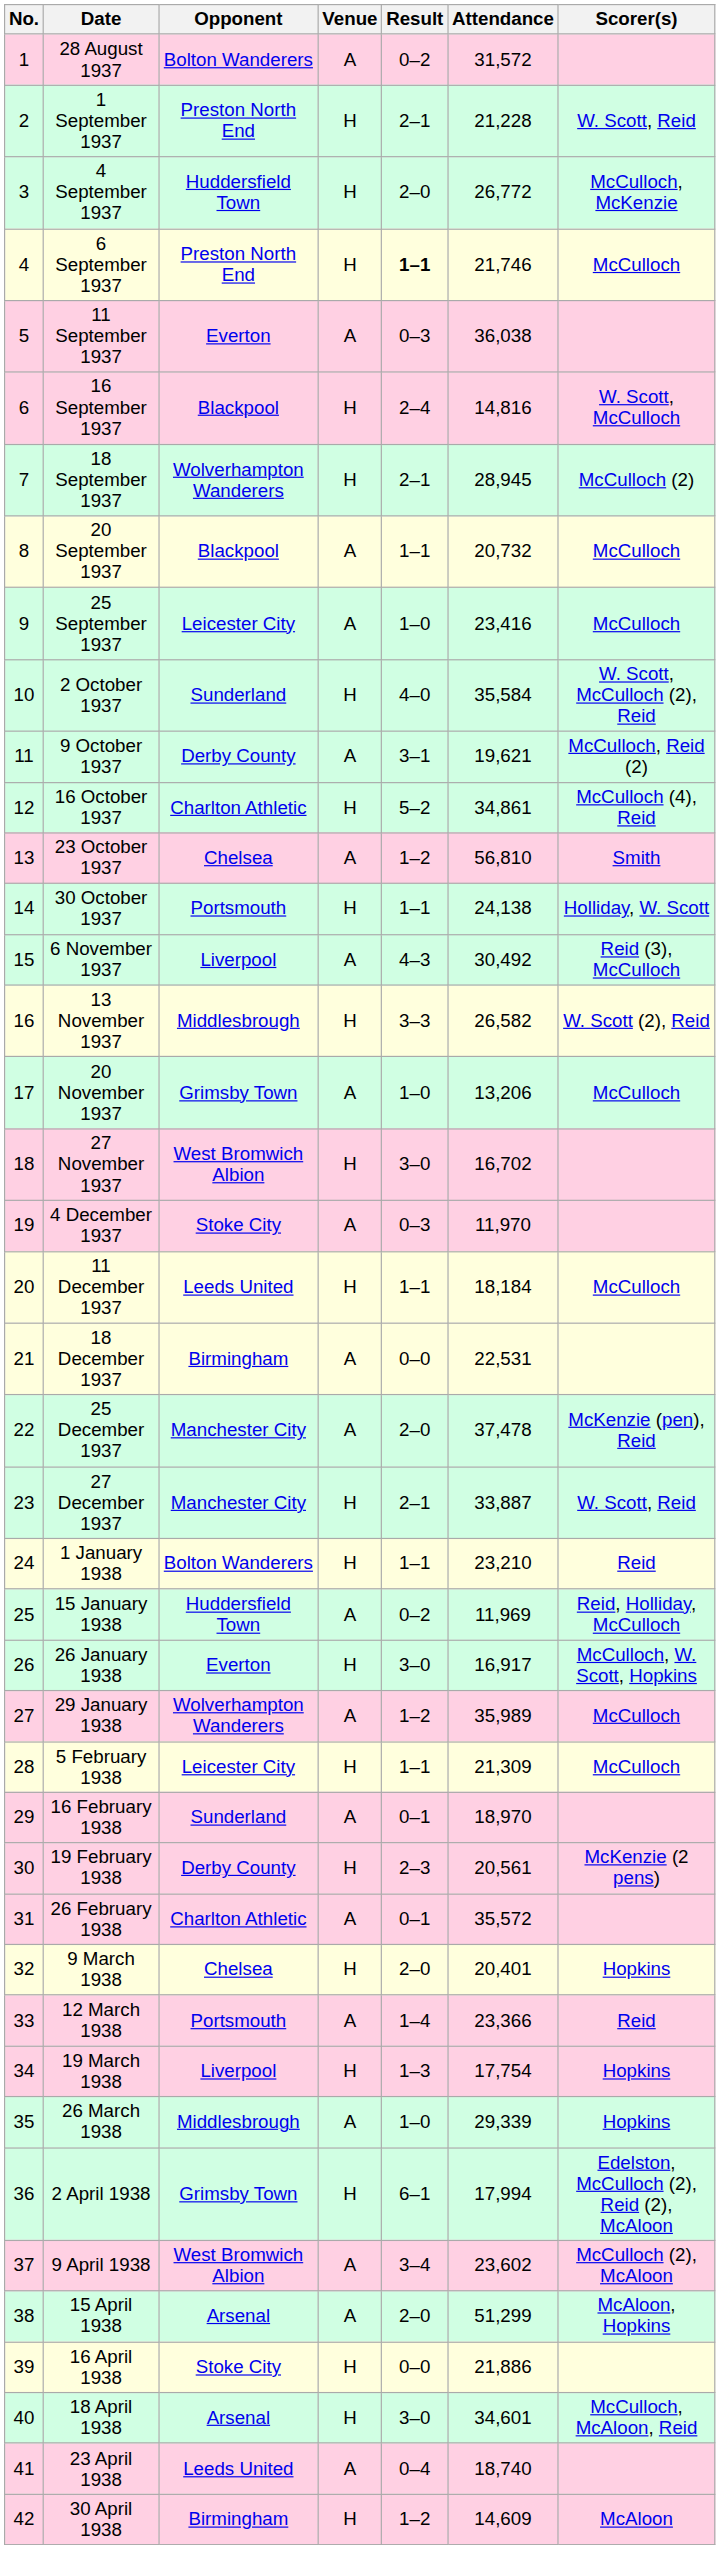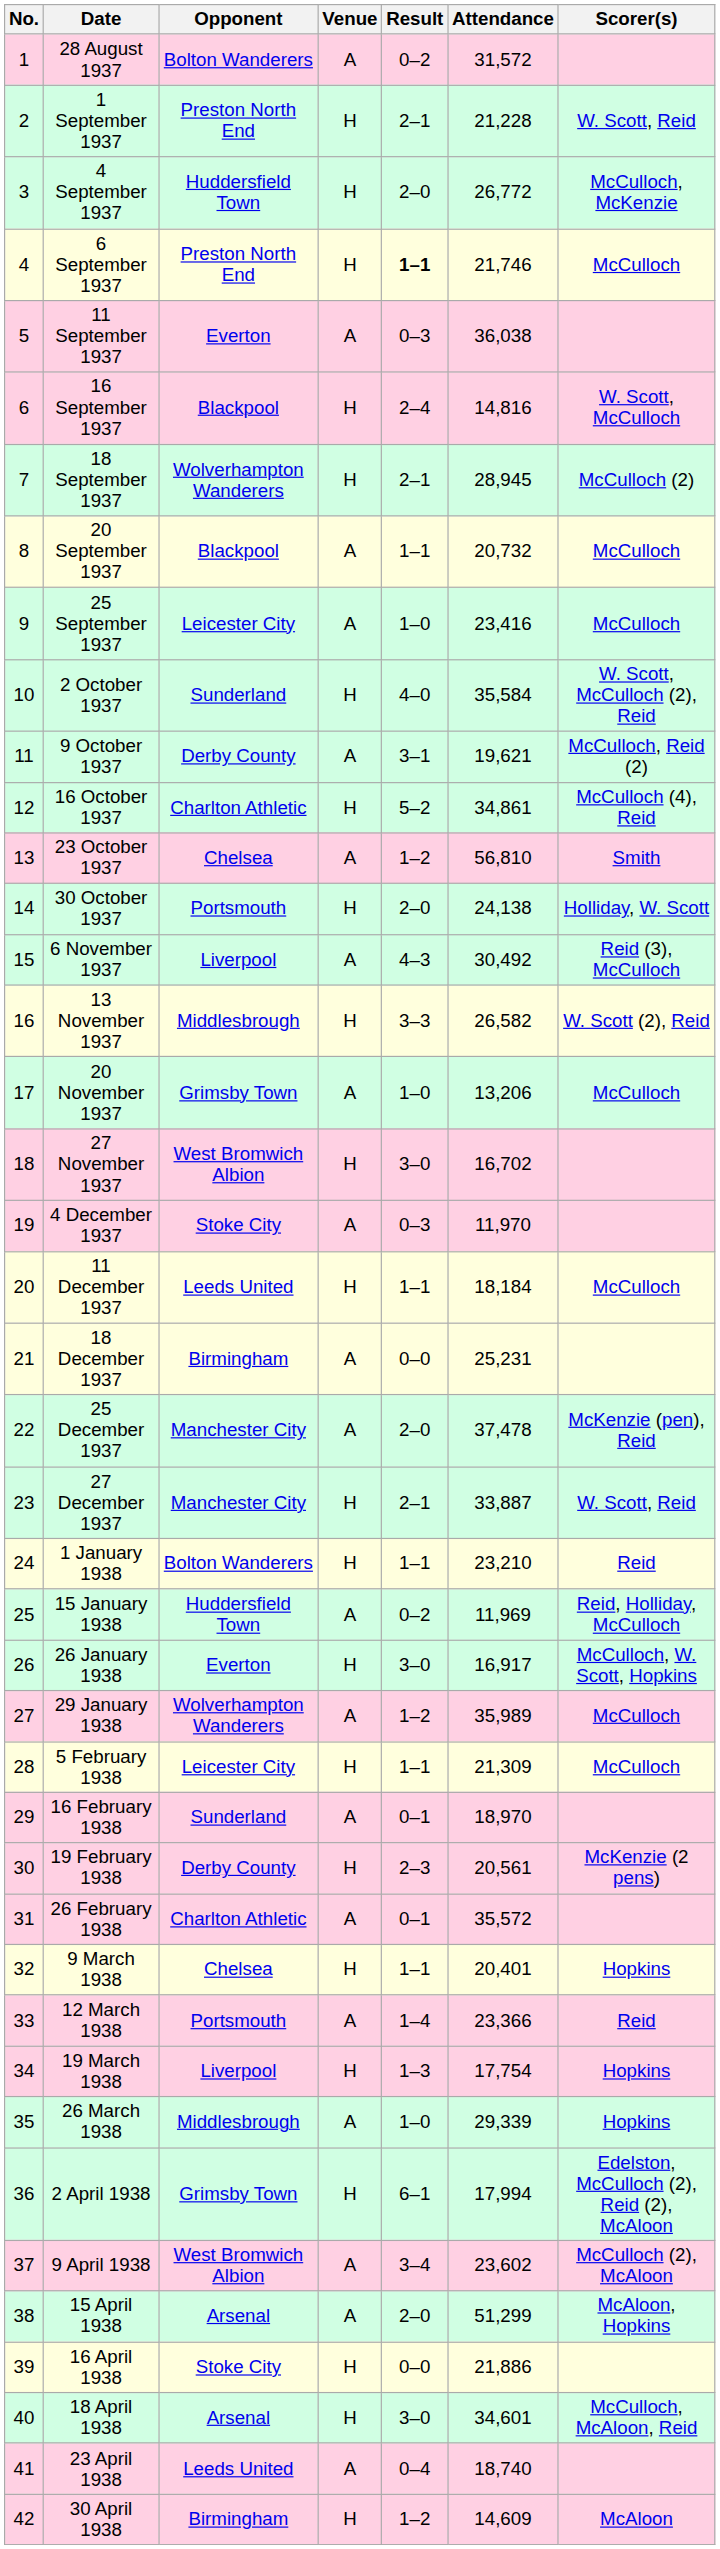(415, 908) 1–1 -> (415, 908) 2–0
(503, 1358) 22,531 -> (503, 1358) 25,231
(415, 1969) 2–0 -> (415, 1969) 1–1
